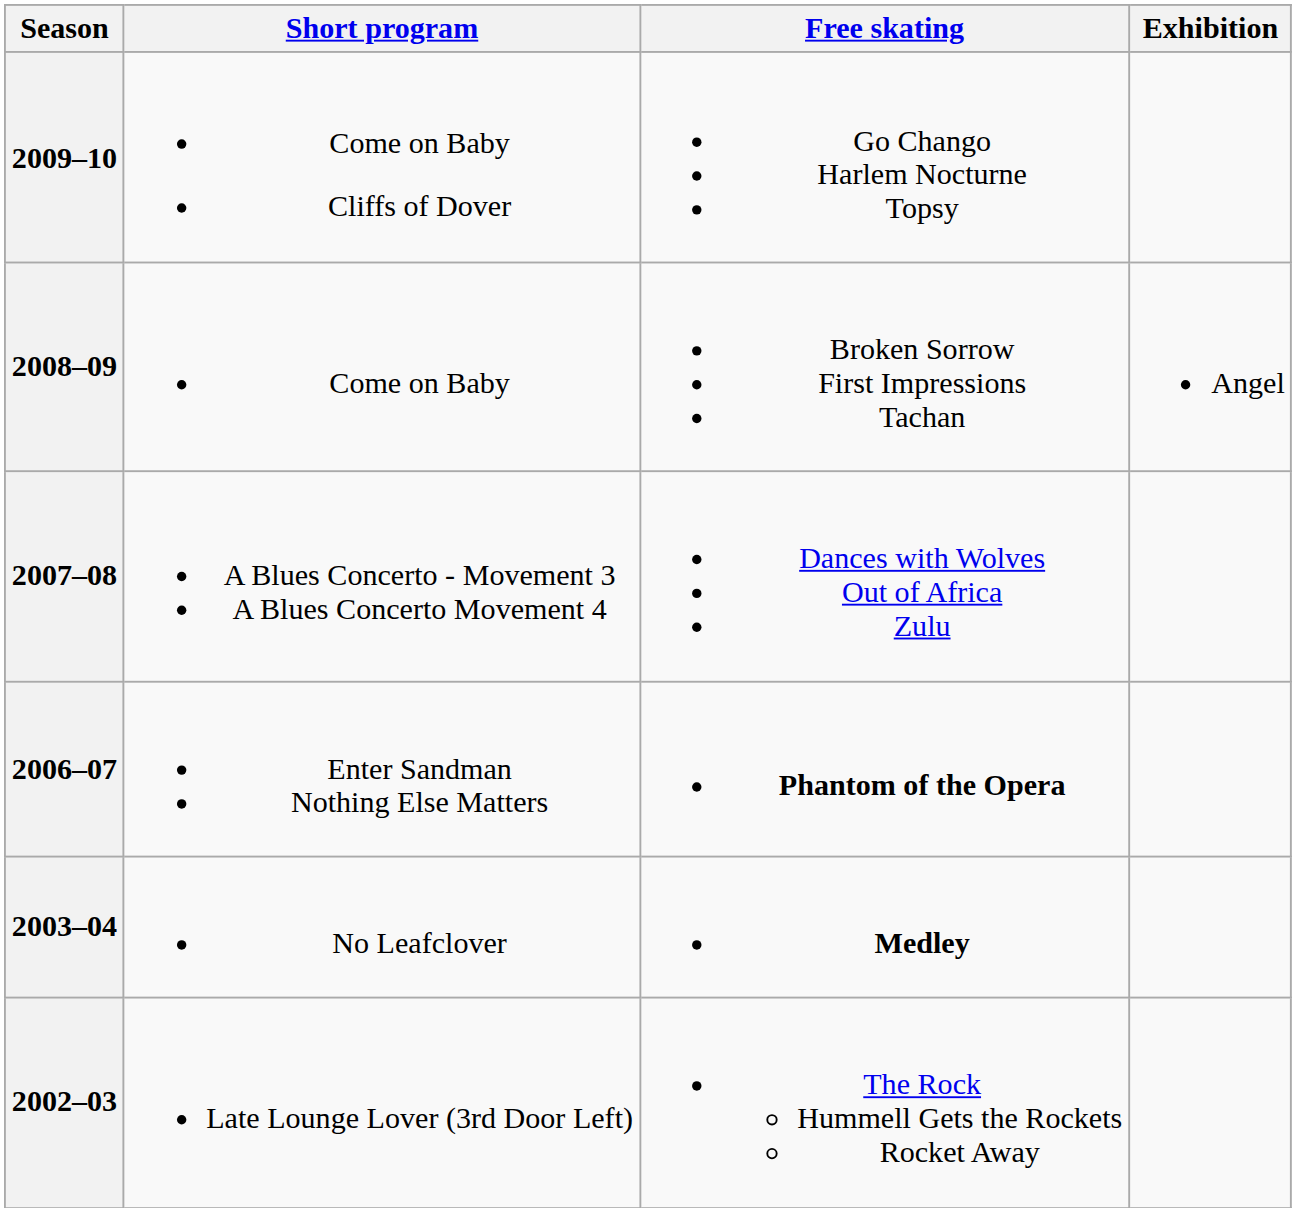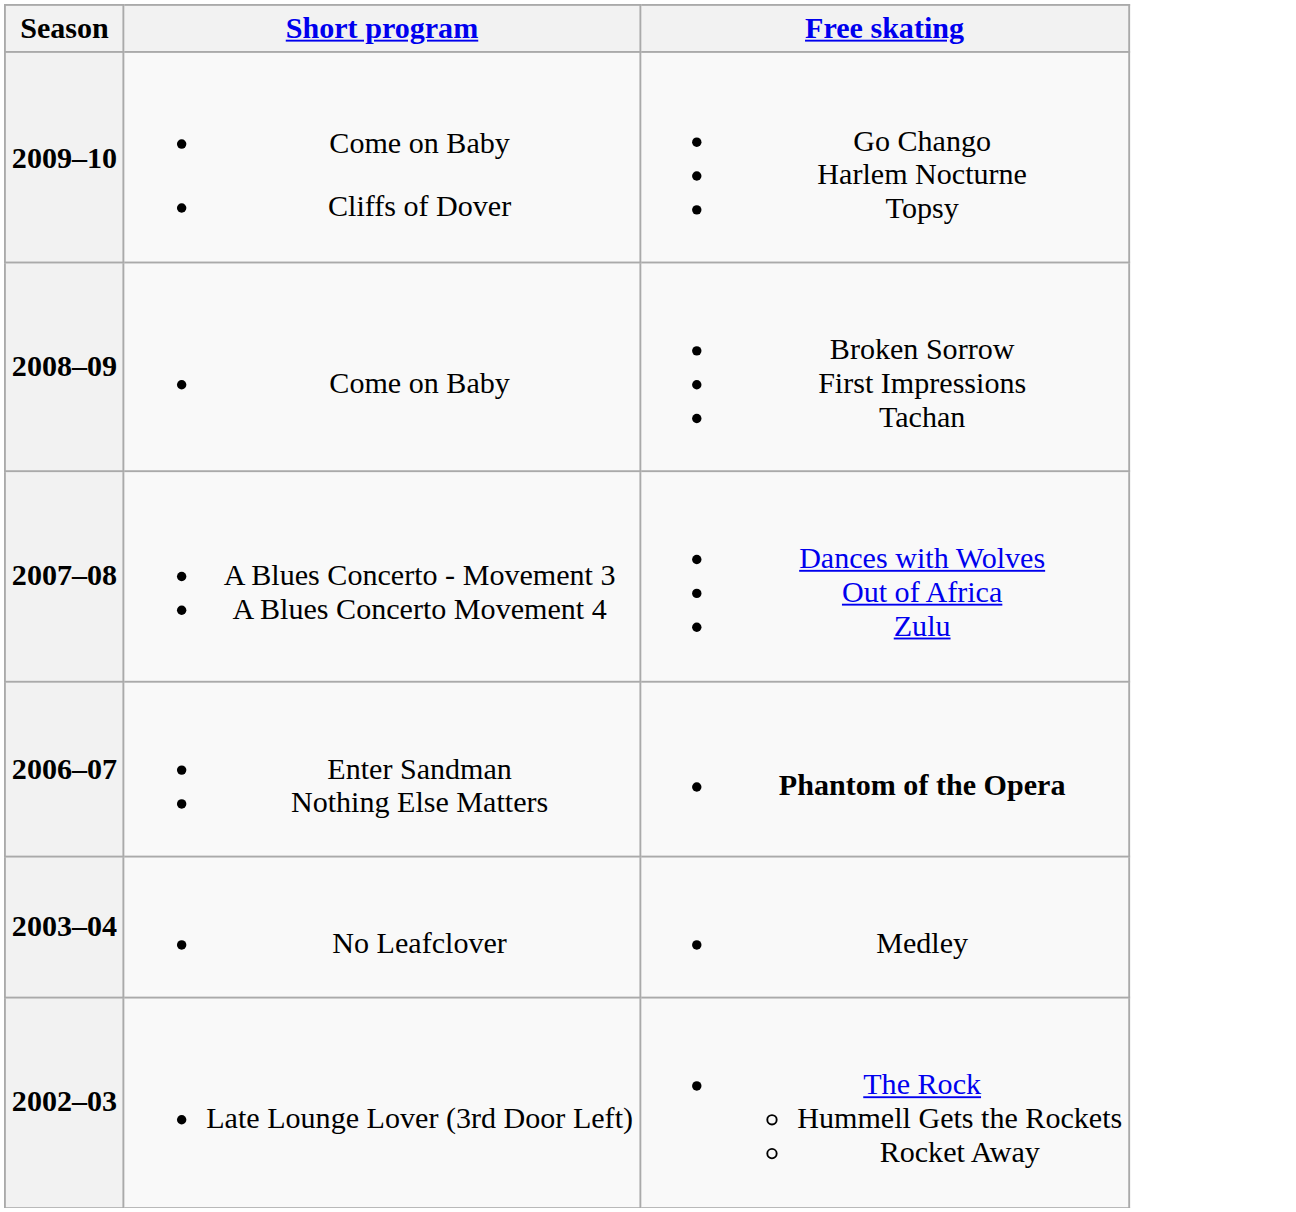- column: (1210, 28)
(885, 944) bold -> (885, 944) normal
